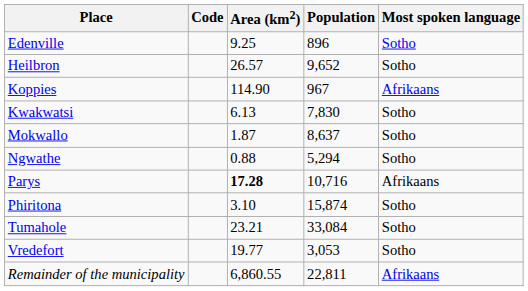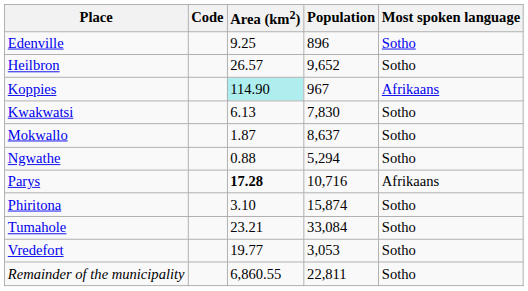(250, 89) no background -> (250, 89) paleturquoise background
(410, 273) Afrikaans -> (399, 273) Sotho
